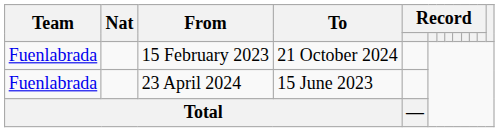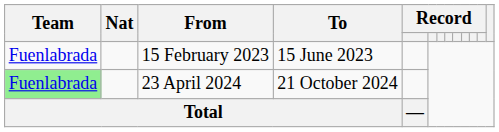(338, 55) 21 October 2024 -> (325, 55) 15 June 2023
(53, 83) no background -> (53, 83) lightgreen background
(325, 83) 15 June 2023 -> (338, 83) 21 October 2024
